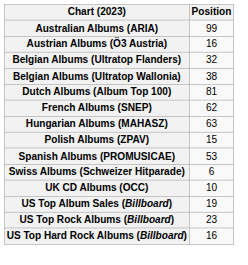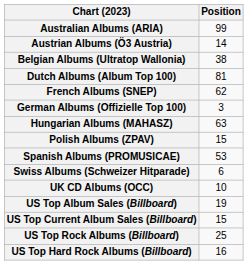(212, 44) 16 -> (221, 44) 14
- row: (97, 60)
+ row: (102, 108)
+ row: (102, 220)
(212, 220) 23 -> (221, 236) 25
